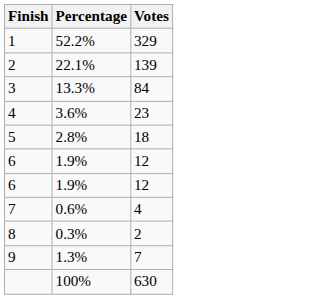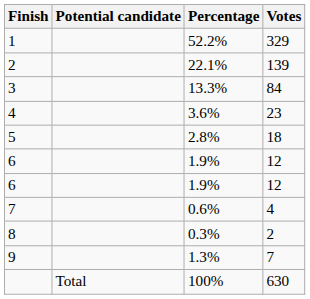+ column: (118, 16)
